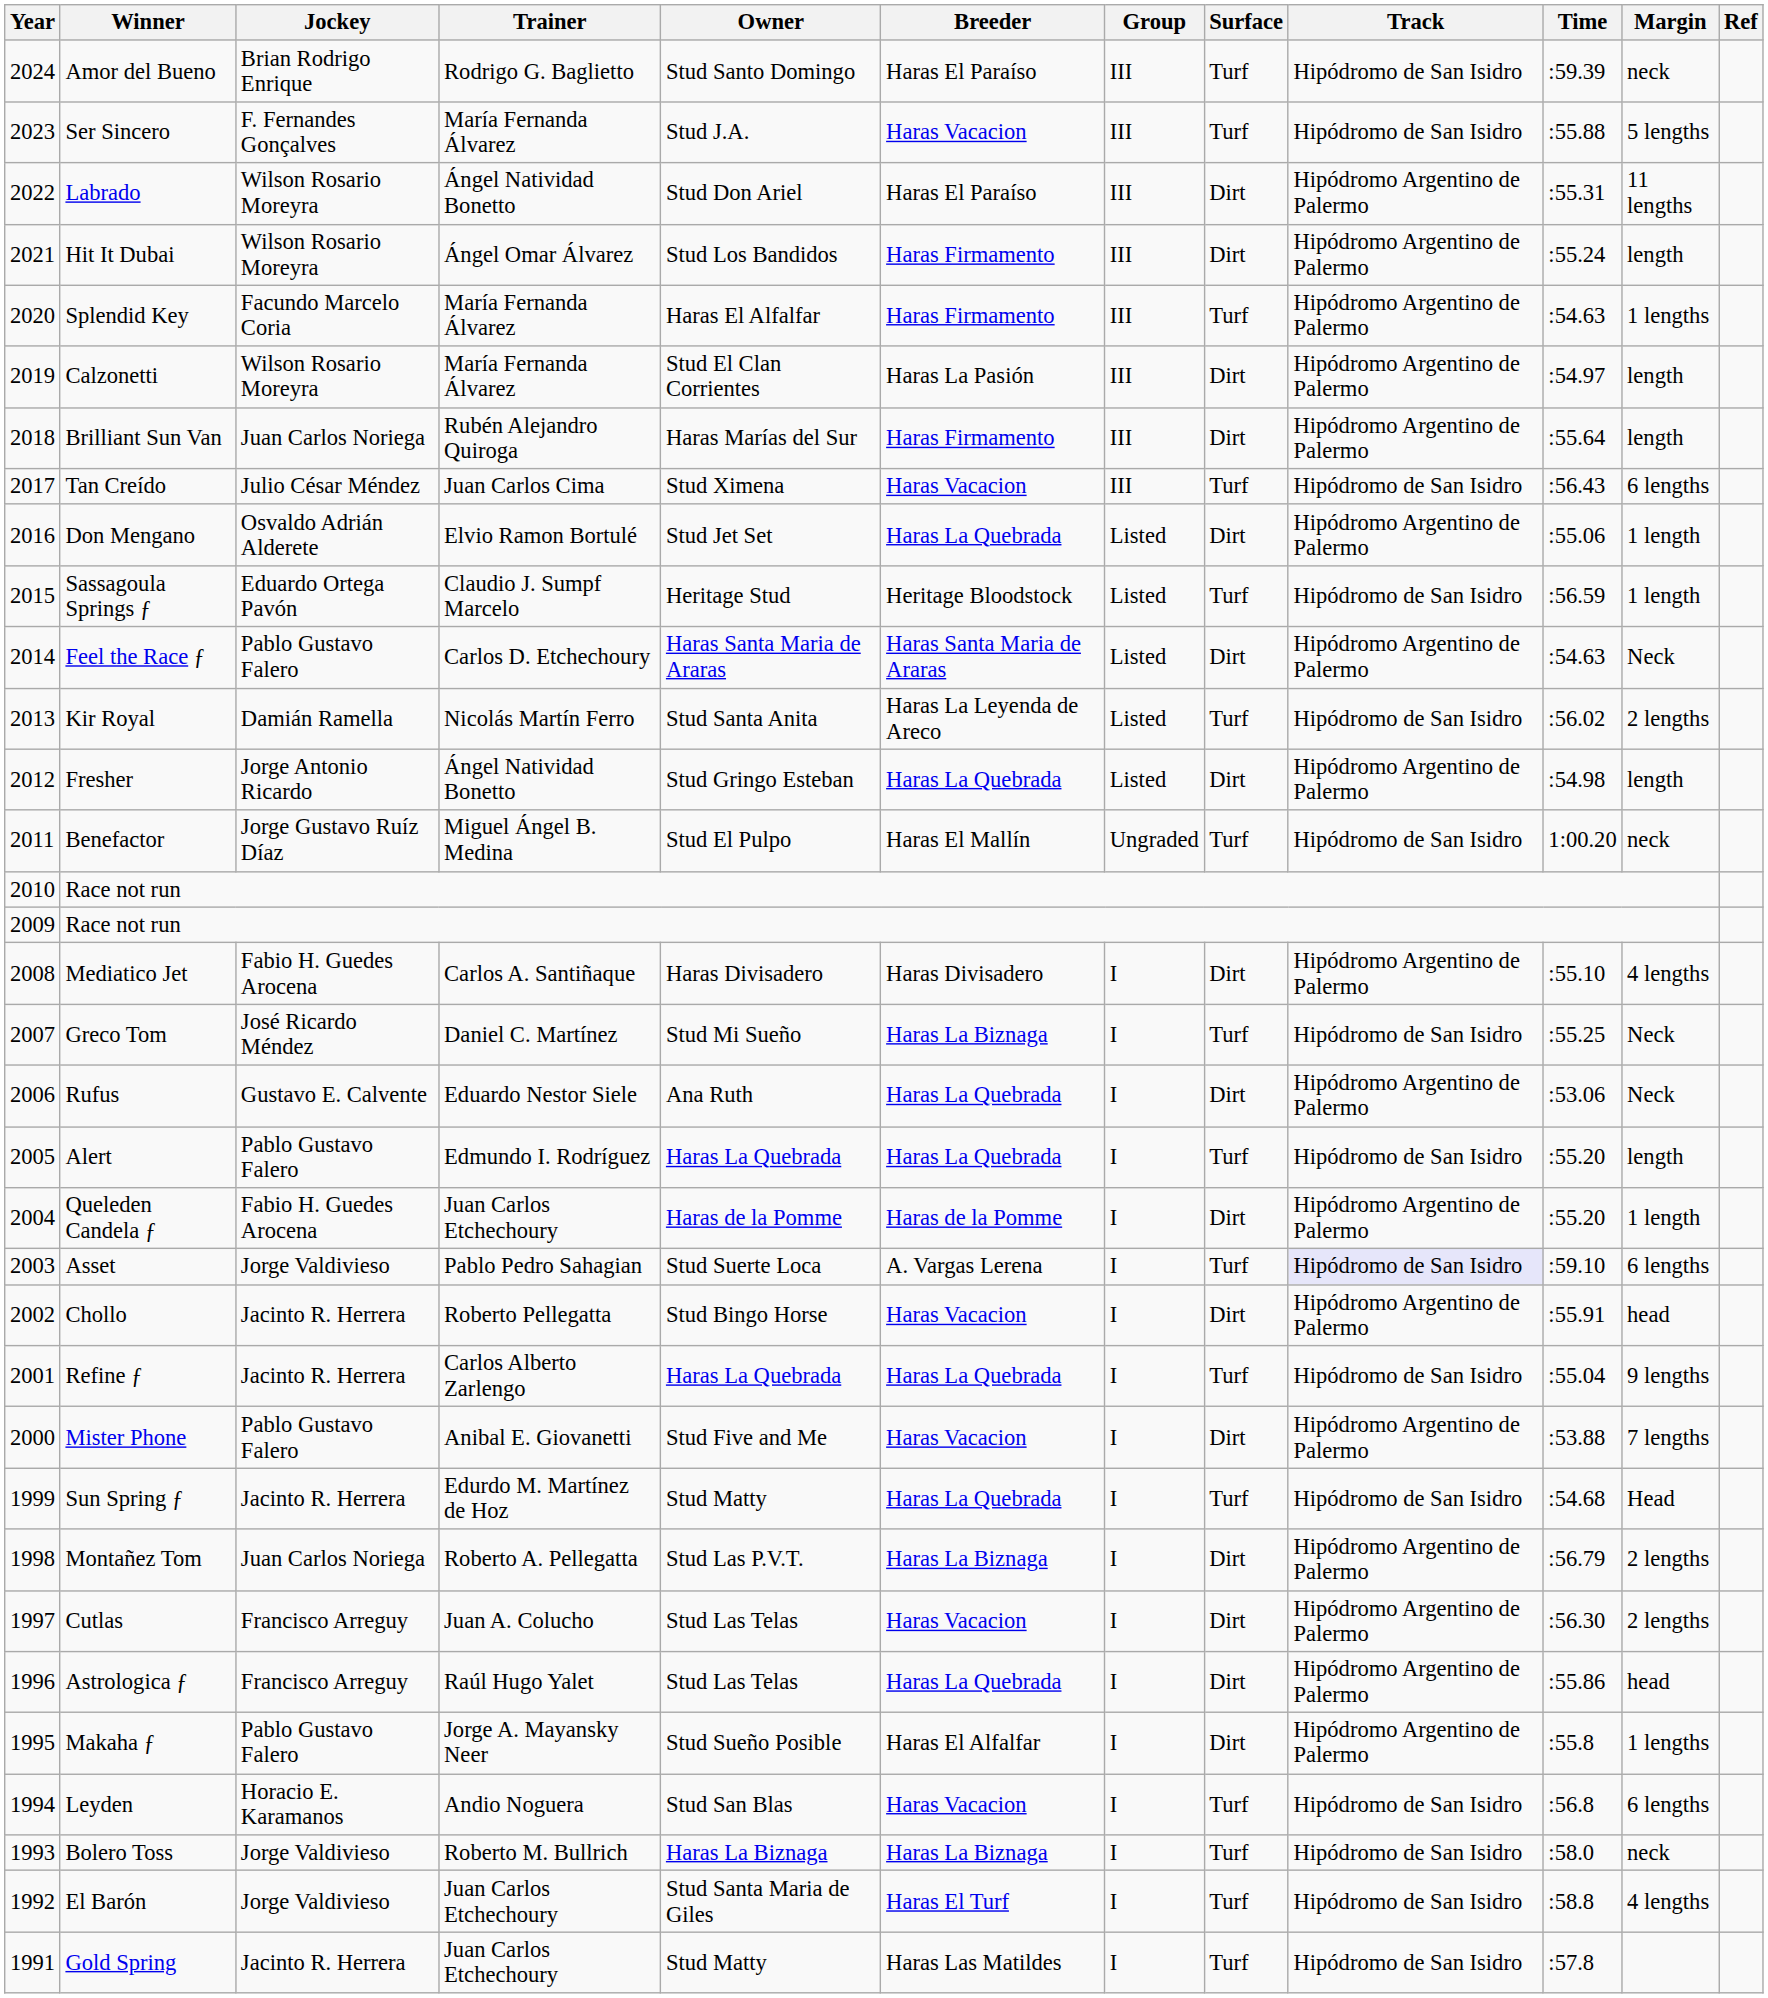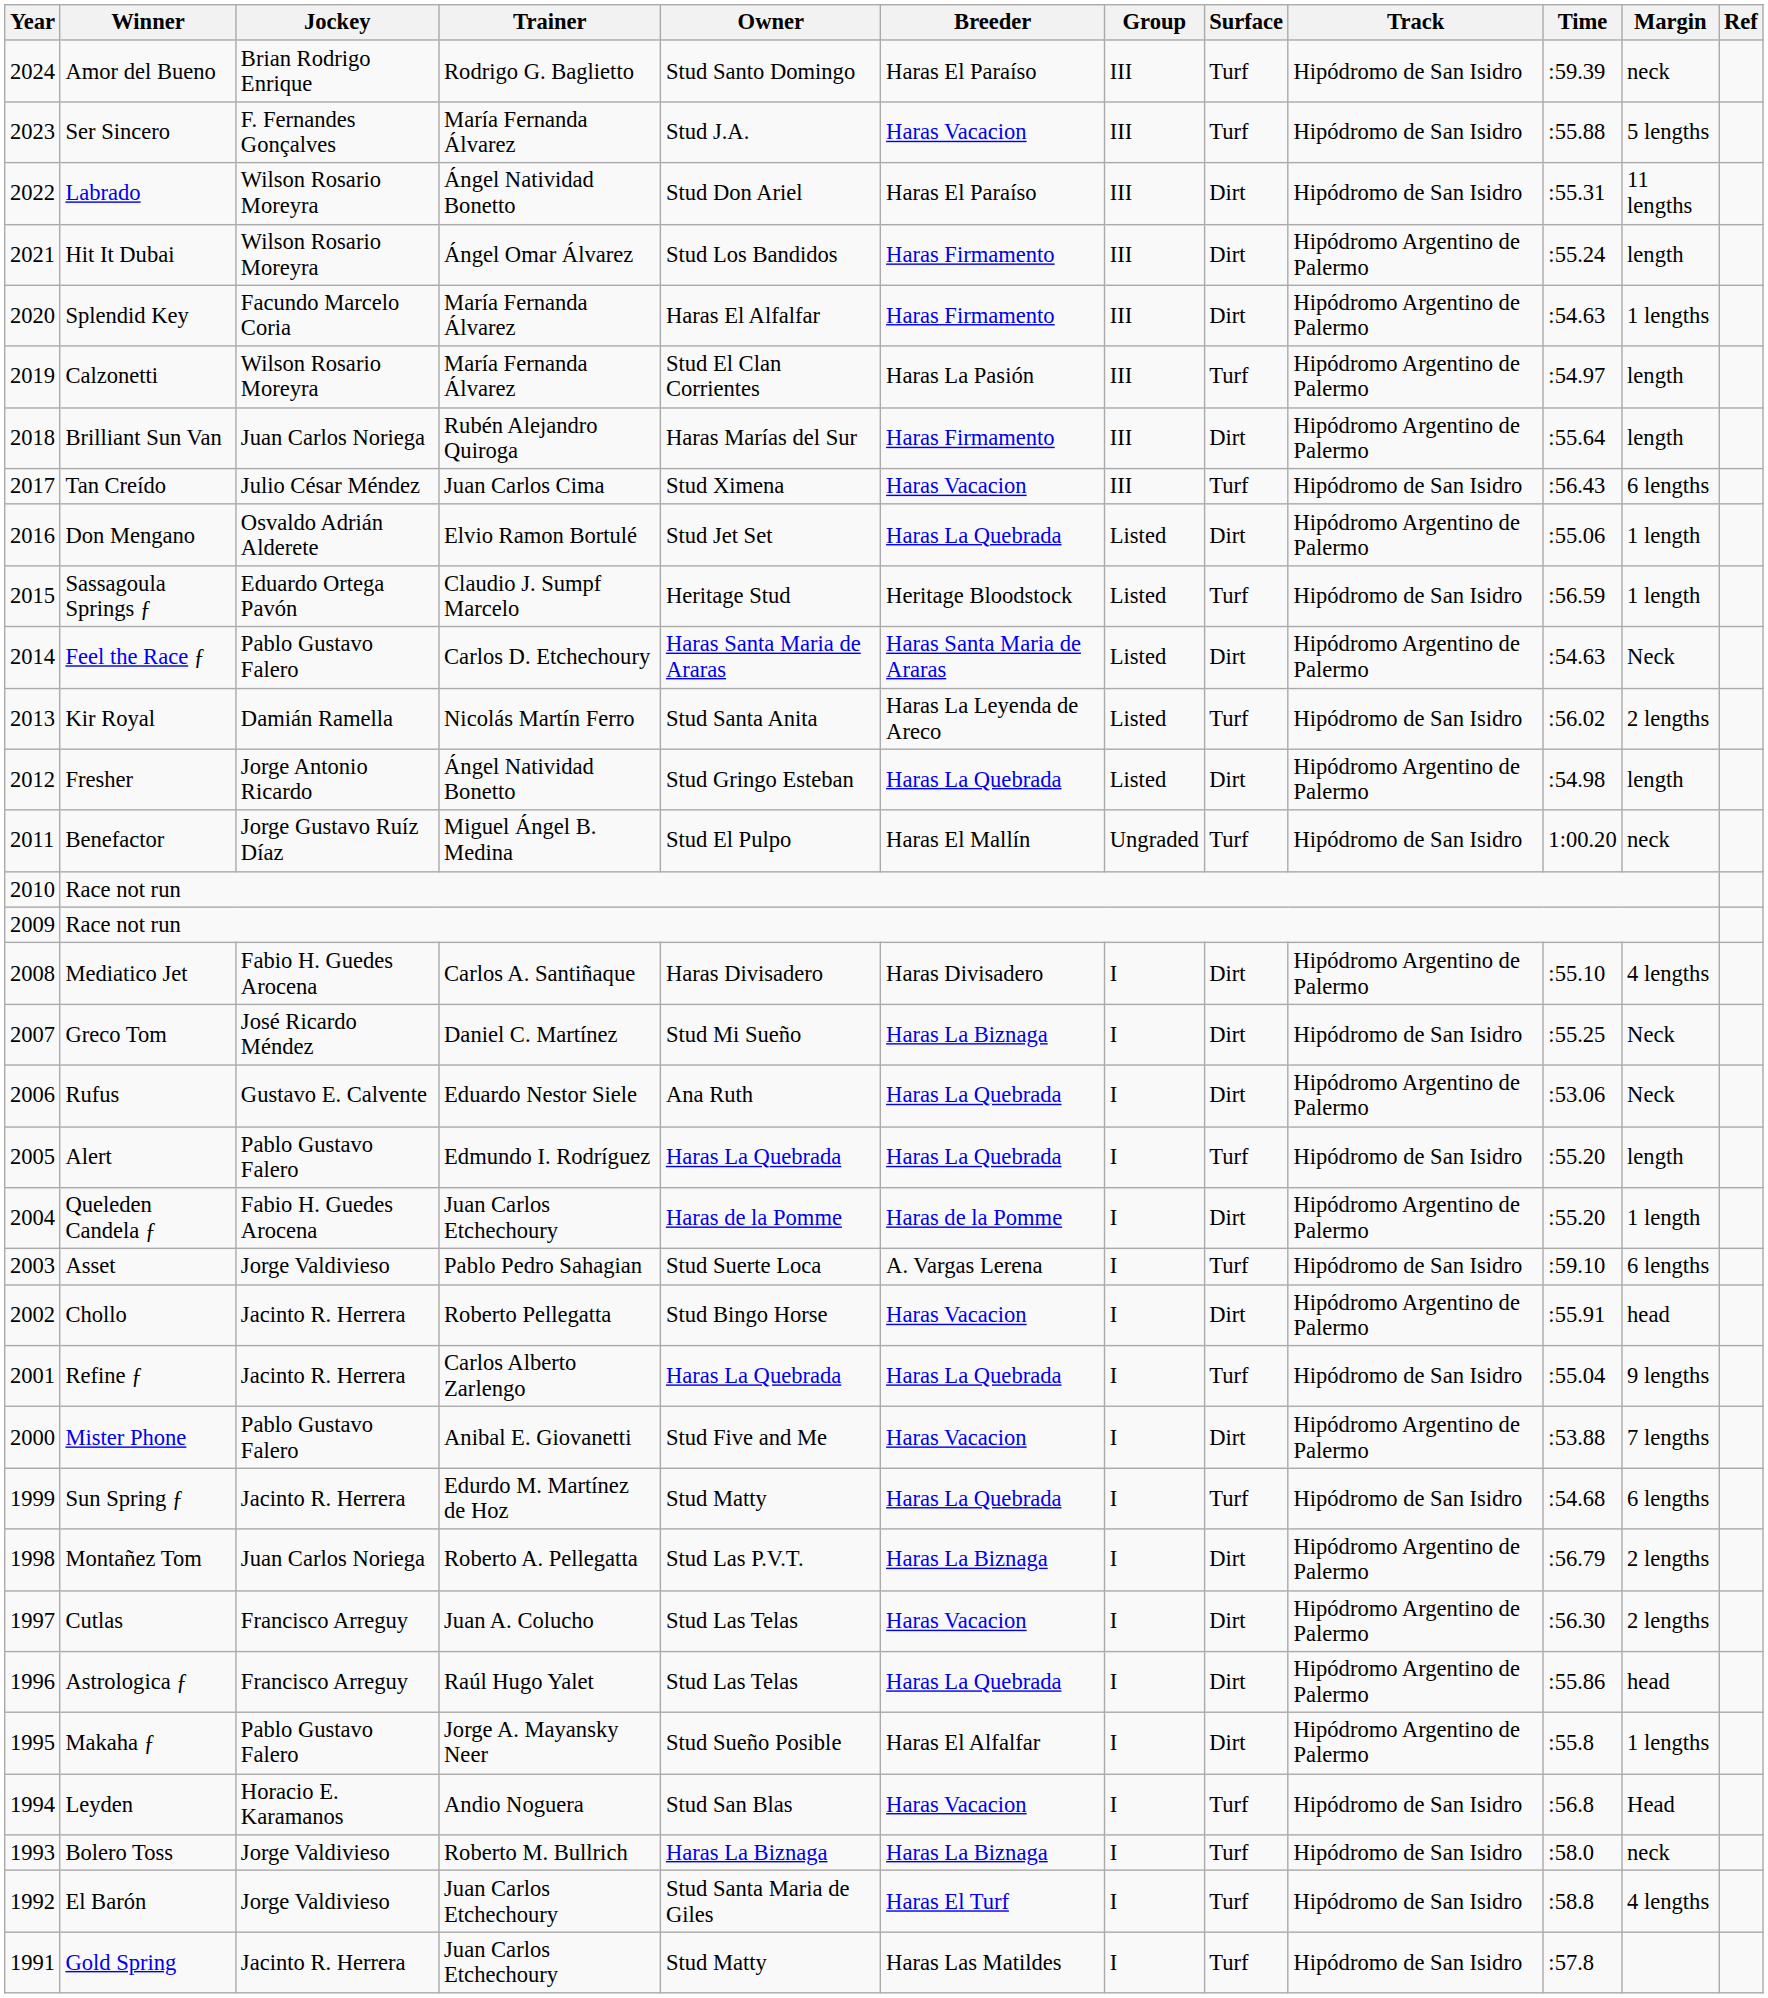(1407, 193) Hipódromo Argentino de Palermo -> (1408, 193) Hipódromo de San Isidro
(1229, 315) Turf -> (1227, 315) Dirt
(1227, 376) Dirt -> (1229, 376) Turf
(1229, 1034) Turf -> (1227, 1034) Dirt
(1408, 1266) lavender background -> (1408, 1266) no background
(1651, 1498) Head -> (1668, 1498) 6 lengths
(1668, 1804) 6 lengths -> (1651, 1804) Head
